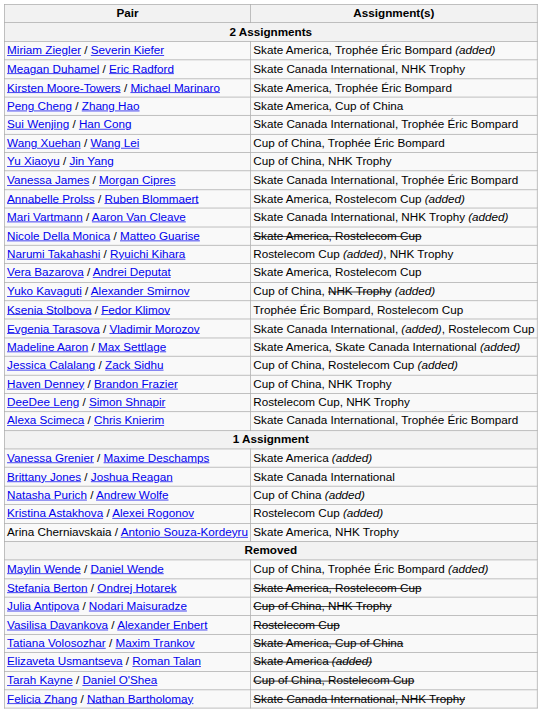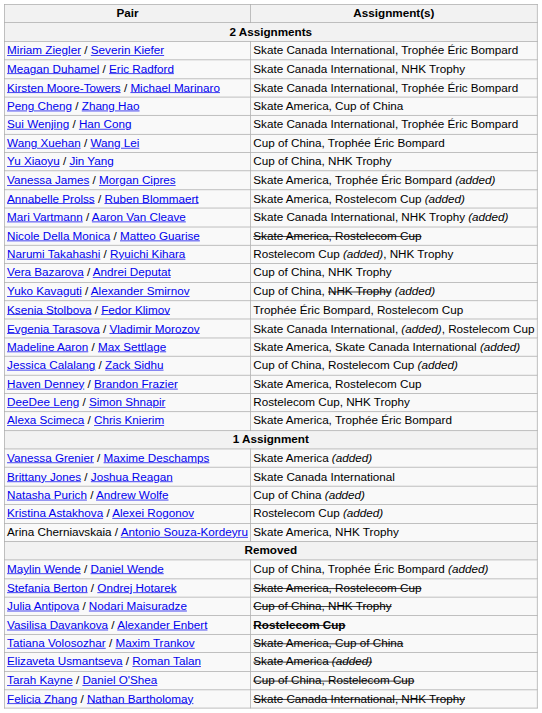(374, 50) Skate America, Trophée Éric Bompard (added) -> (386, 50) Skate Canada International, Trophée Éric Bompard
(353, 87) Skate America, Trophée Éric Bompard -> (386, 87) Skate Canada International, Trophée Éric Bompard
(386, 180) Skate Canada International, Trophée Éric Bompard -> (374, 180) Skate America, Trophée Éric Bompard (added)
(337, 273) Skate America, Rostelecom Cup -> (322, 273) Cup of China, NHK Trophy
(322, 384) Cup of China, NHK Trophy -> (337, 384) Skate America, Rostelecom Cup
(386, 421) Skate Canada International, Trophée Éric Bompard -> (353, 421) Skate America, Trophée Éric Bompard
(296, 625) normal -> (299, 625) bold
